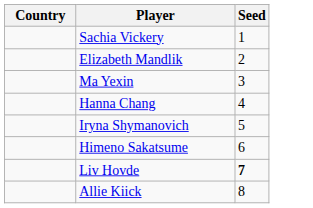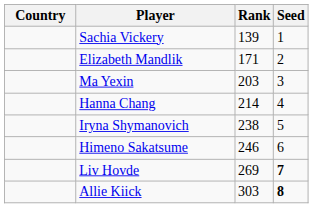+ column: (254, 15)
(241, 192) normal -> (280, 192) bold
